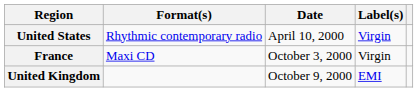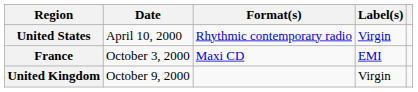columns swapped: (310, 14) <-> (184, 14)
(374, 55) Virgin -> (370, 55) EMI
(370, 76) EMI -> (374, 76) Virgin
